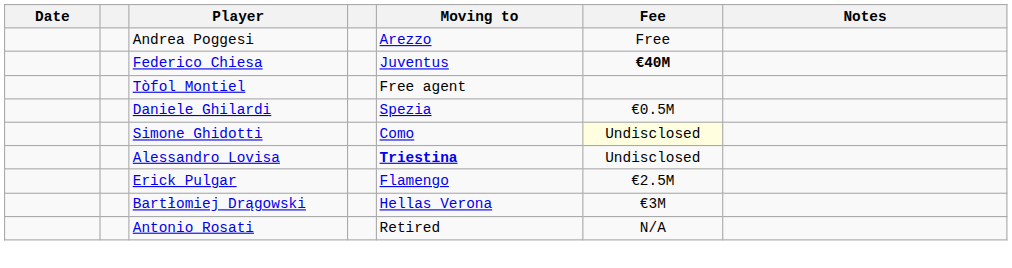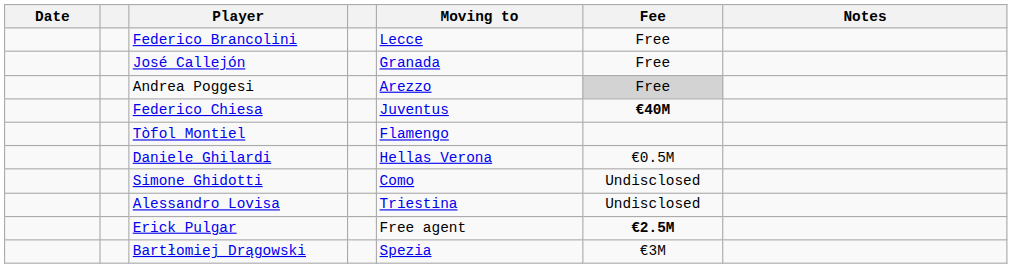+ row: (215, 40)
+ row: (189, 63)
(653, 40) no background -> (653, 87) lightgrey background
(423, 87) Free agent -> (414, 134) Flamengo
(406, 110) Spezia -> (436, 157) Hellas Verona
(653, 134) lightyellow background -> (653, 181) no background
(419, 157) bold -> (419, 204) normal
(414, 181) Flamengo -> (423, 228) Free agent
(653, 181) normal -> (653, 228) bold
(436, 204) Hellas Verona -> (406, 251) Spezia
- row: (193, 228)
